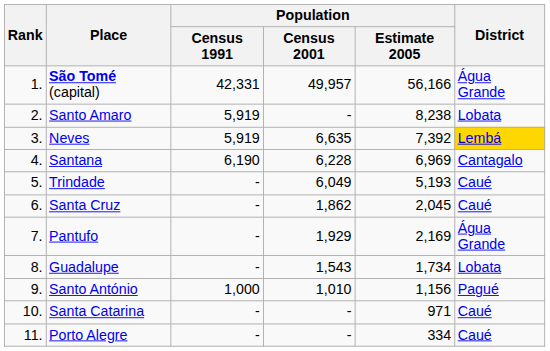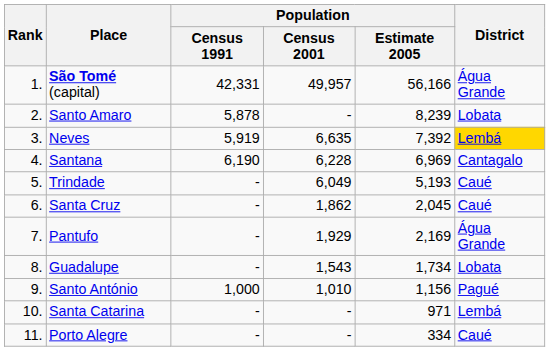(242, 115) 5,919 -> (242, 115) 5,878
(433, 115) 8,238 -> (433, 115) 8,239
(475, 312) Caué -> (479, 312) Lembá
